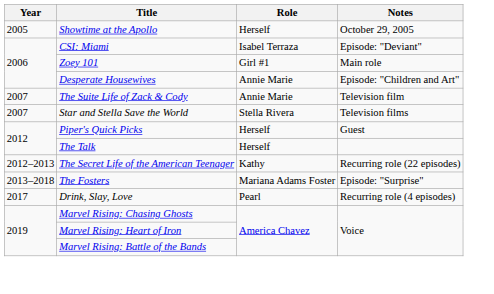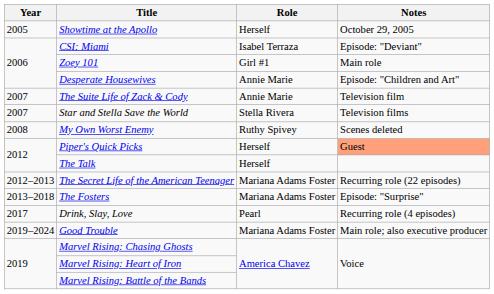+ row: (106, 130)
(352, 130) no background -> (352, 146) lightsalmon background
(252, 163) Kathy -> (287, 180) Mariana Adams Foster
+ row: (88, 230)
